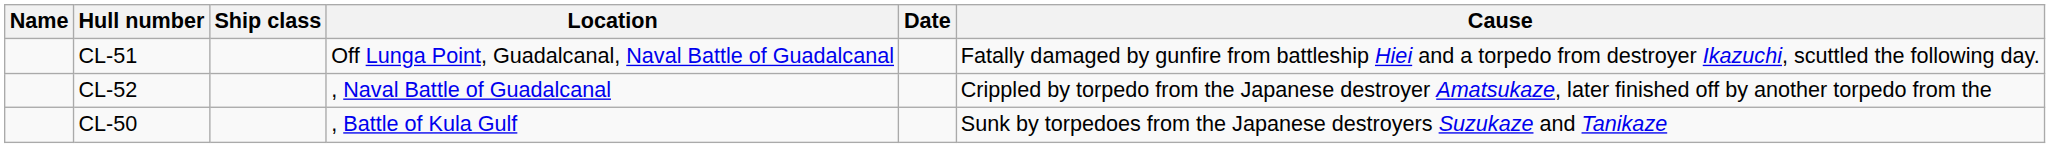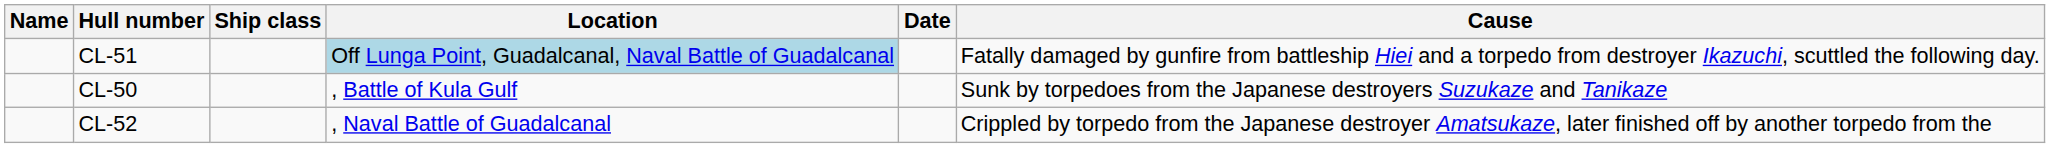(613, 55) no background -> (613, 55) lightblue background
rows swapped: (108, 90) <-> (108, 124)
